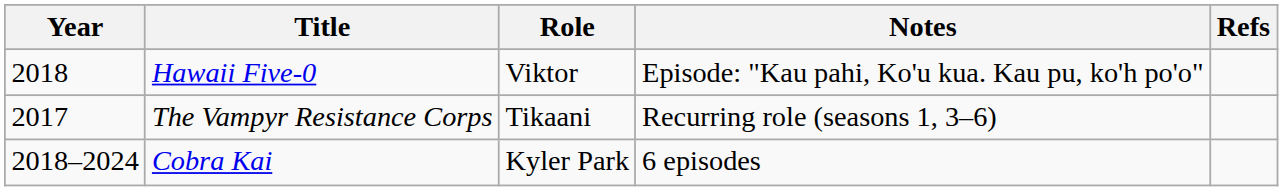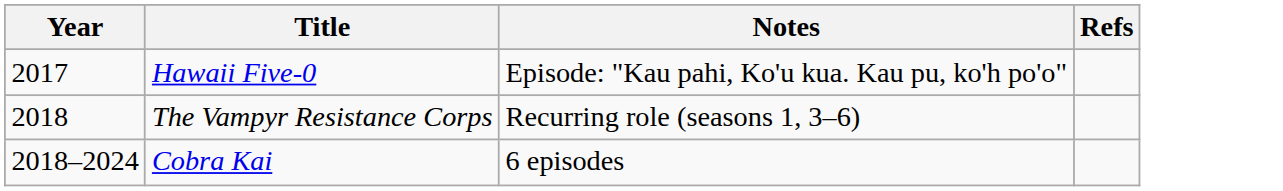- column: (567, 26)
(40, 71) 2018 -> (40, 71) 2017
(40, 116) 2017 -> (40, 116) 2018
